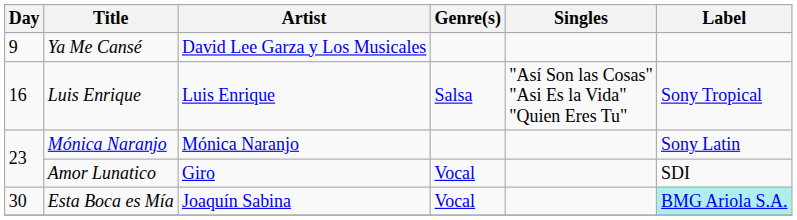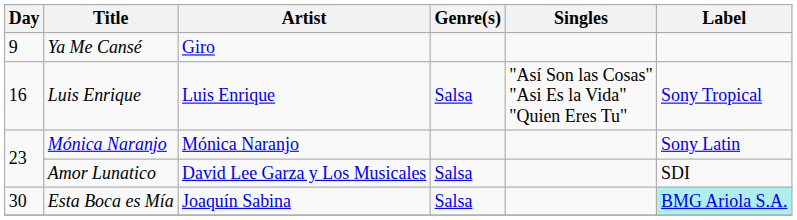(304, 47) David Lee Garza y Los Musicales -> (198, 47) Giro
(198, 172) Giro -> (304, 172) David Lee Garza y Los Musicales
(455, 172) Vocal -> (453, 172) Salsa
(455, 201) Vocal -> (453, 201) Salsa
